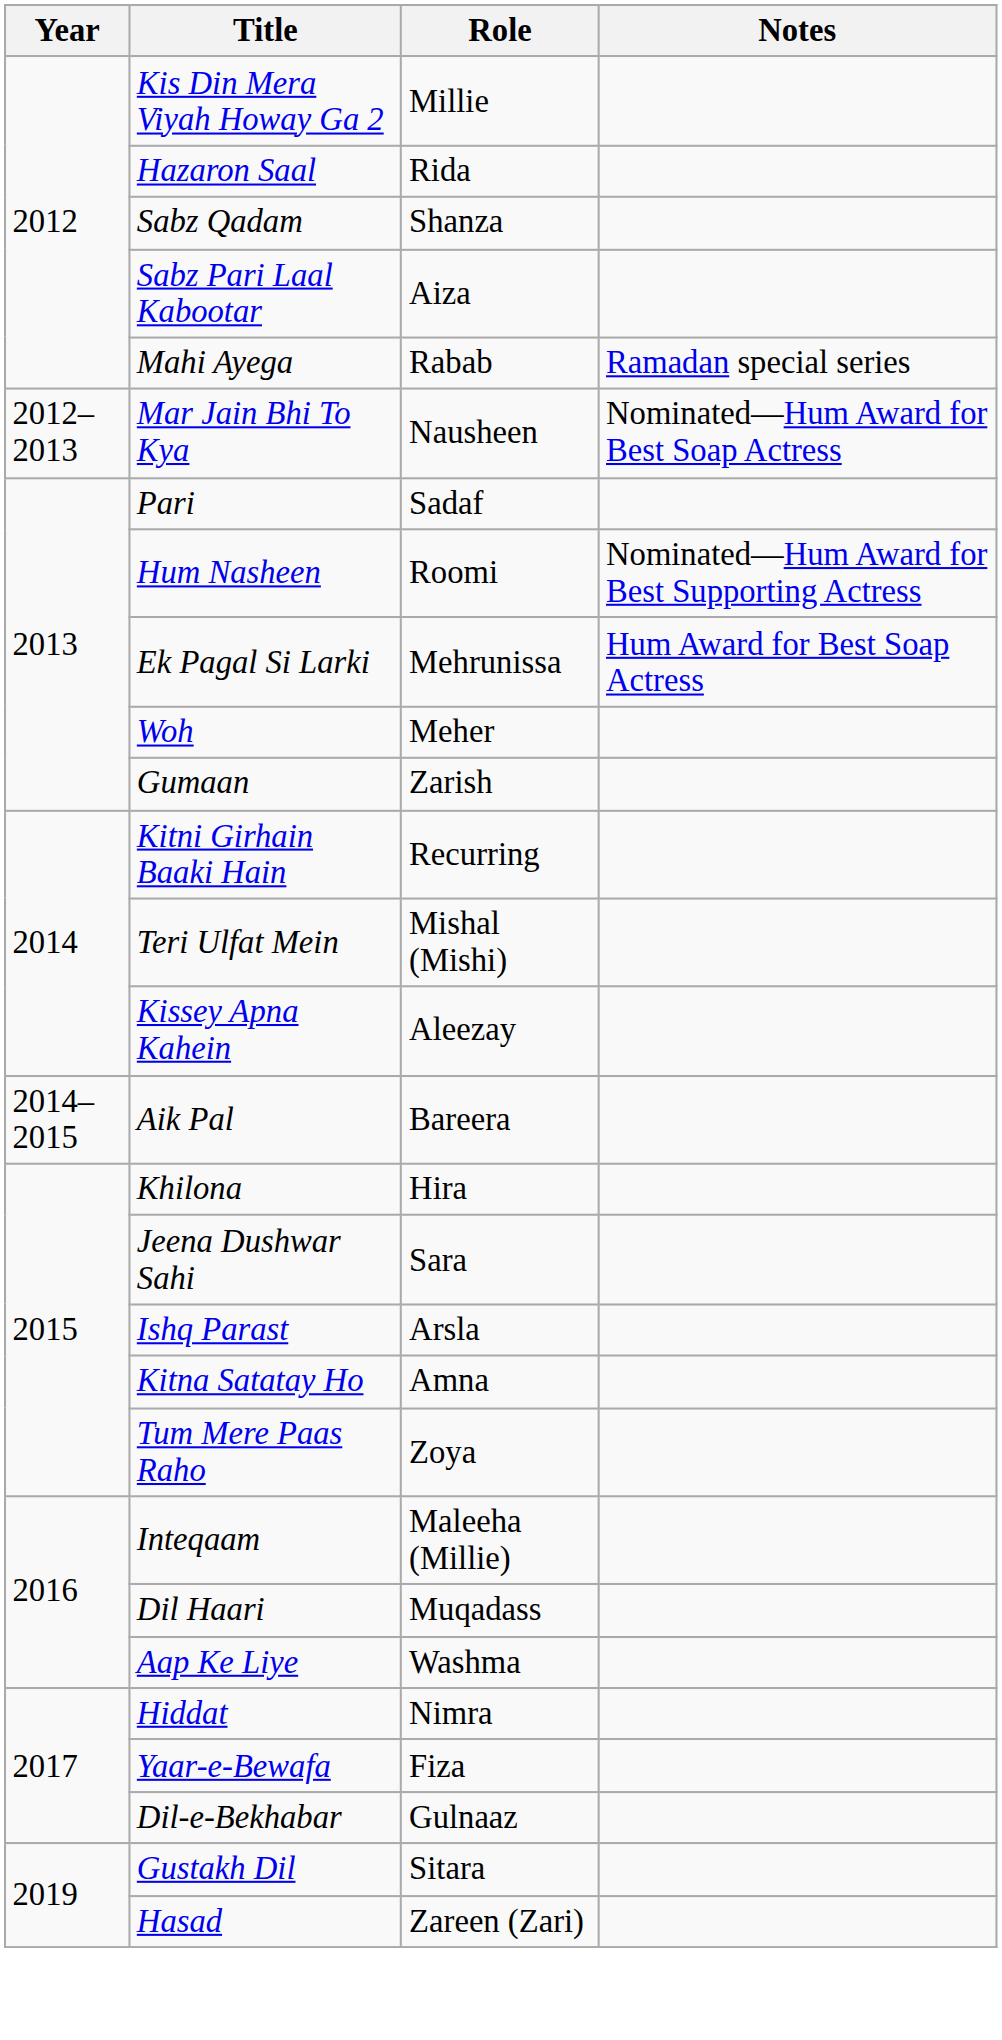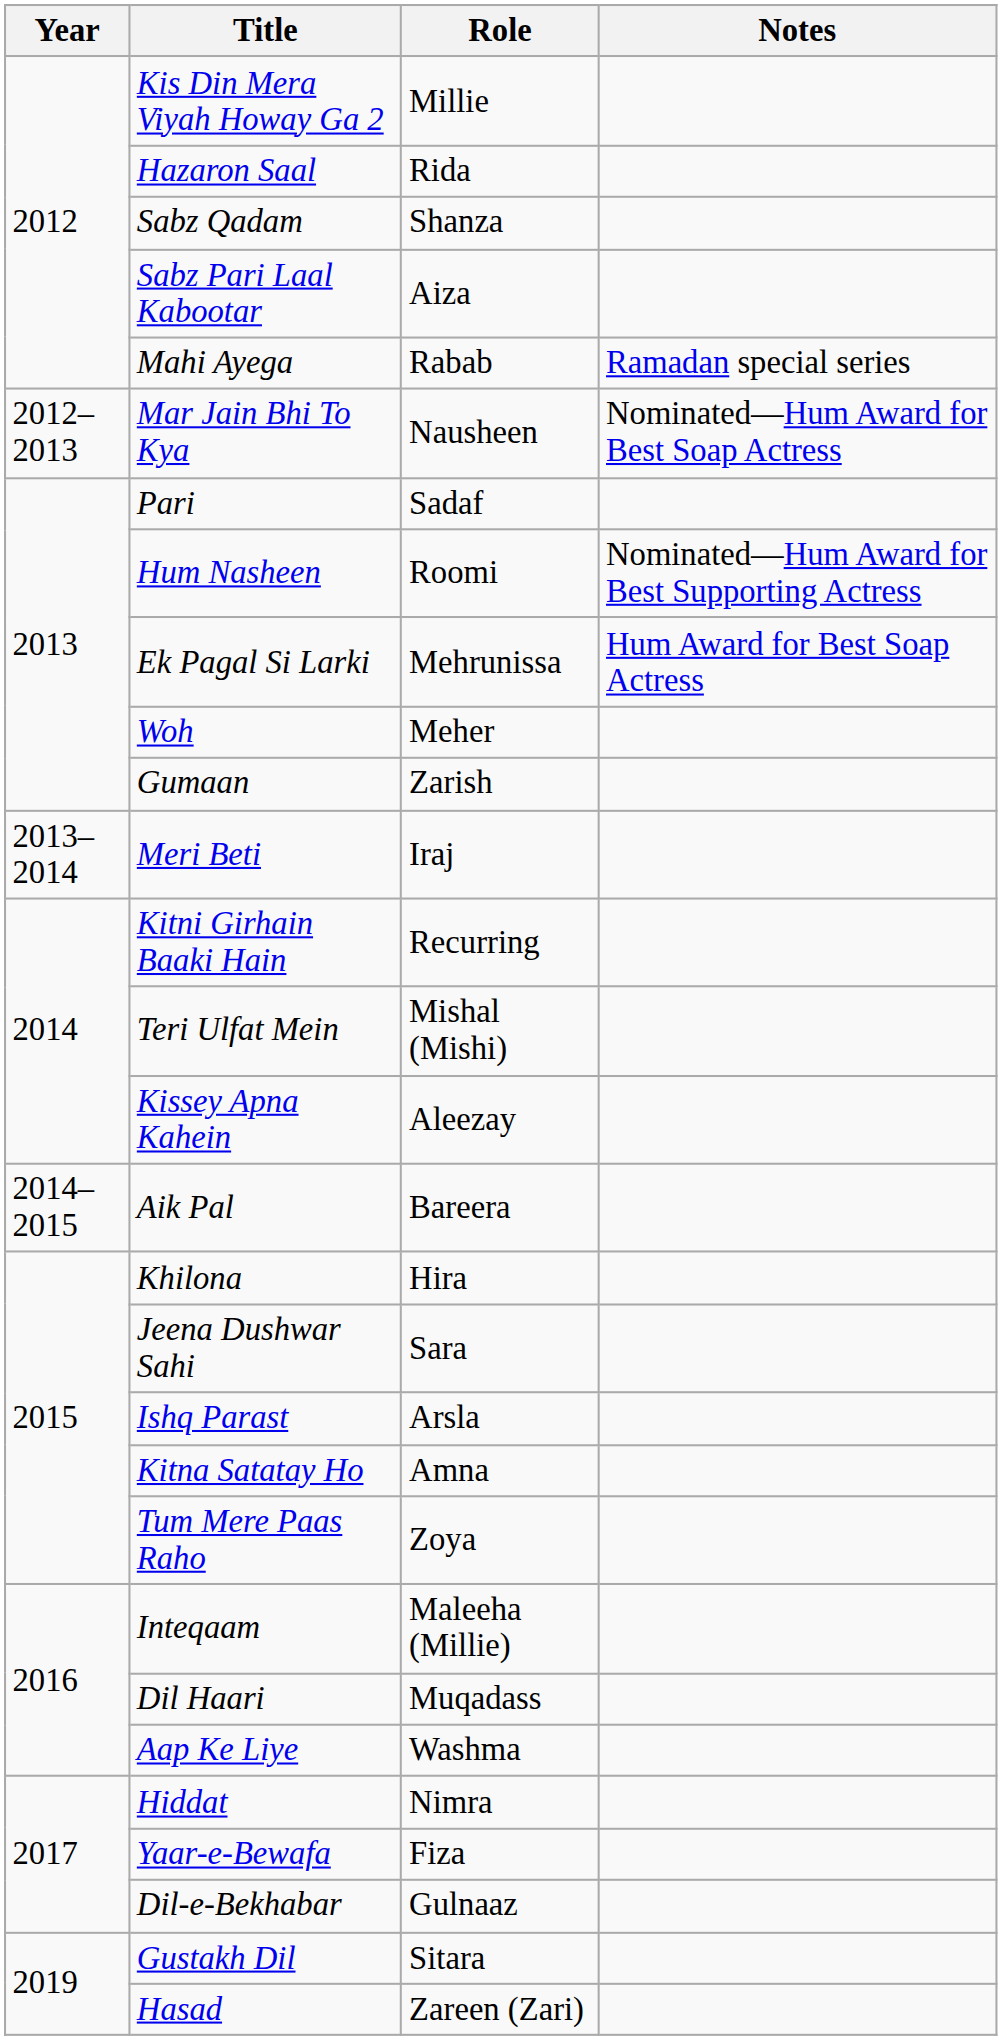+ row: (199, 853)
